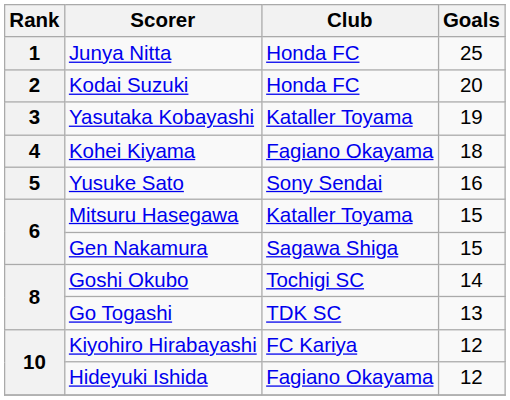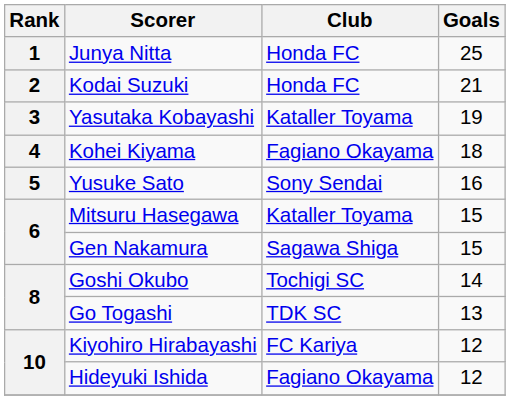(471, 85) 20 -> (471, 85) 21
